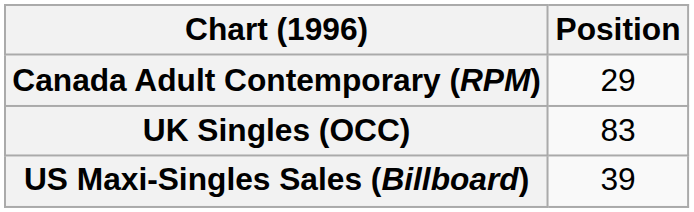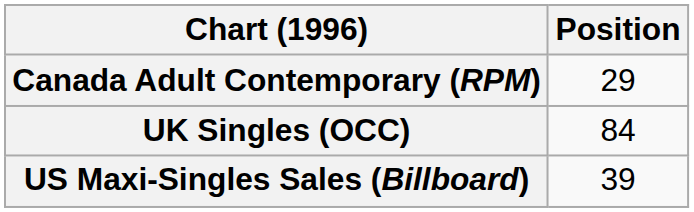(618, 130) 83 -> (618, 130) 84
